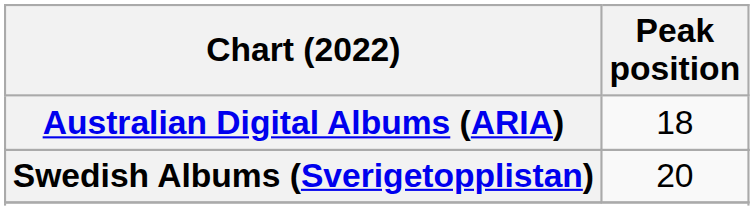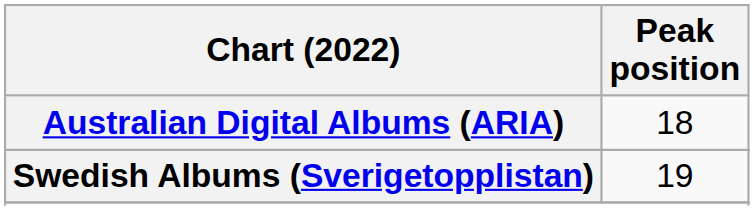(675, 175) 20 -> (675, 175) 19
